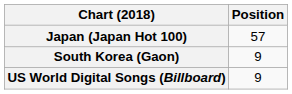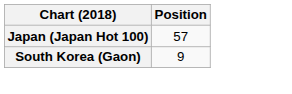- row: (117, 78)
